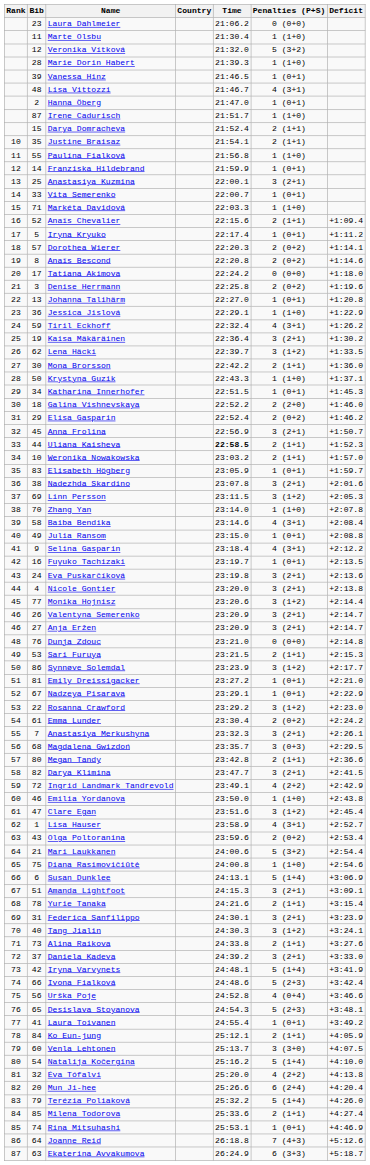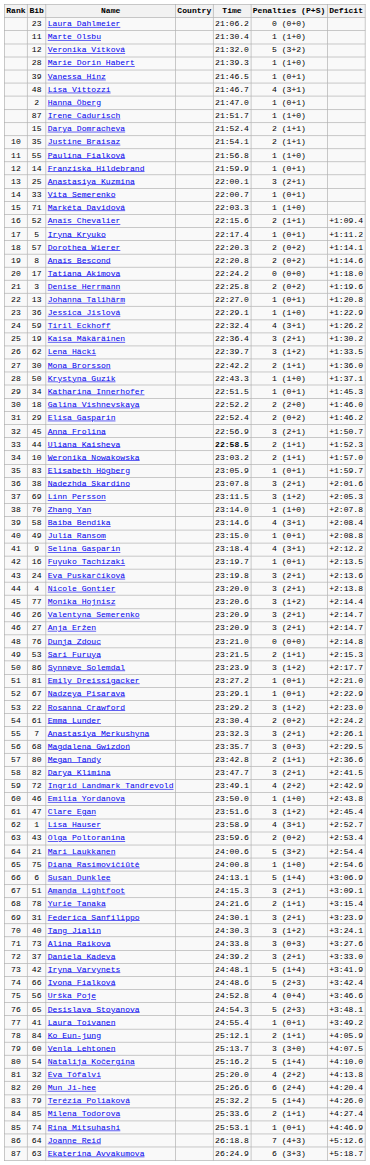(289, 944) 2 (1+1) -> (289, 944) 3 (0+3)
